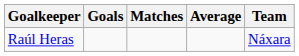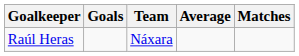columns swapped: (157, 16) <-> (269, 16)
